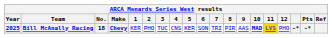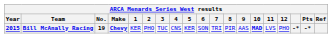(13, 28) 2025 -> (13, 28) 2015
(101, 28) 18 -> (101, 28) 19
(270, 28) gold background -> (270, 28) no background
